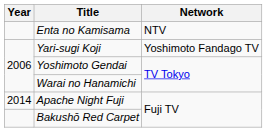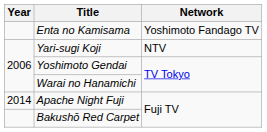(155, 30) NTV -> (202, 30) Yoshimoto Fandago TV
(202, 48) Yoshimoto Fandago TV -> (155, 48) NTV
